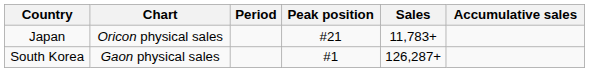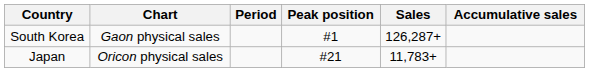rows swapped: (47, 36) <-> (47, 57)
